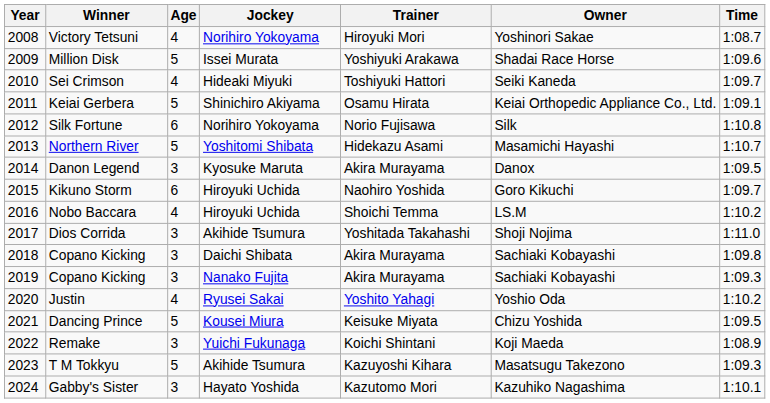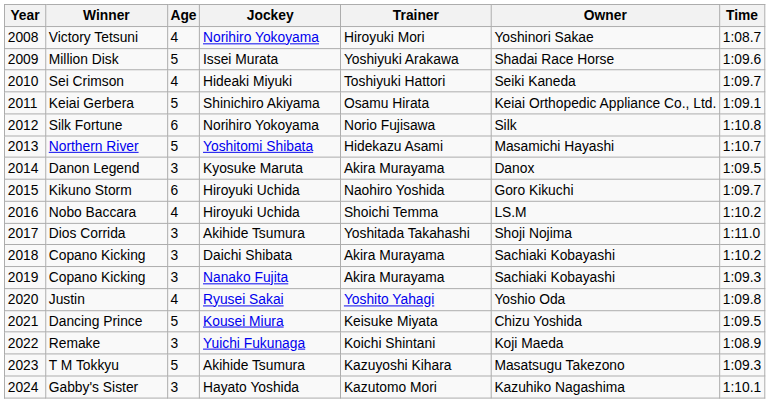(742, 256) 1:09.8 -> (742, 256) 1:10.2
(742, 300) 1:10.2 -> (742, 300) 1:09.8
